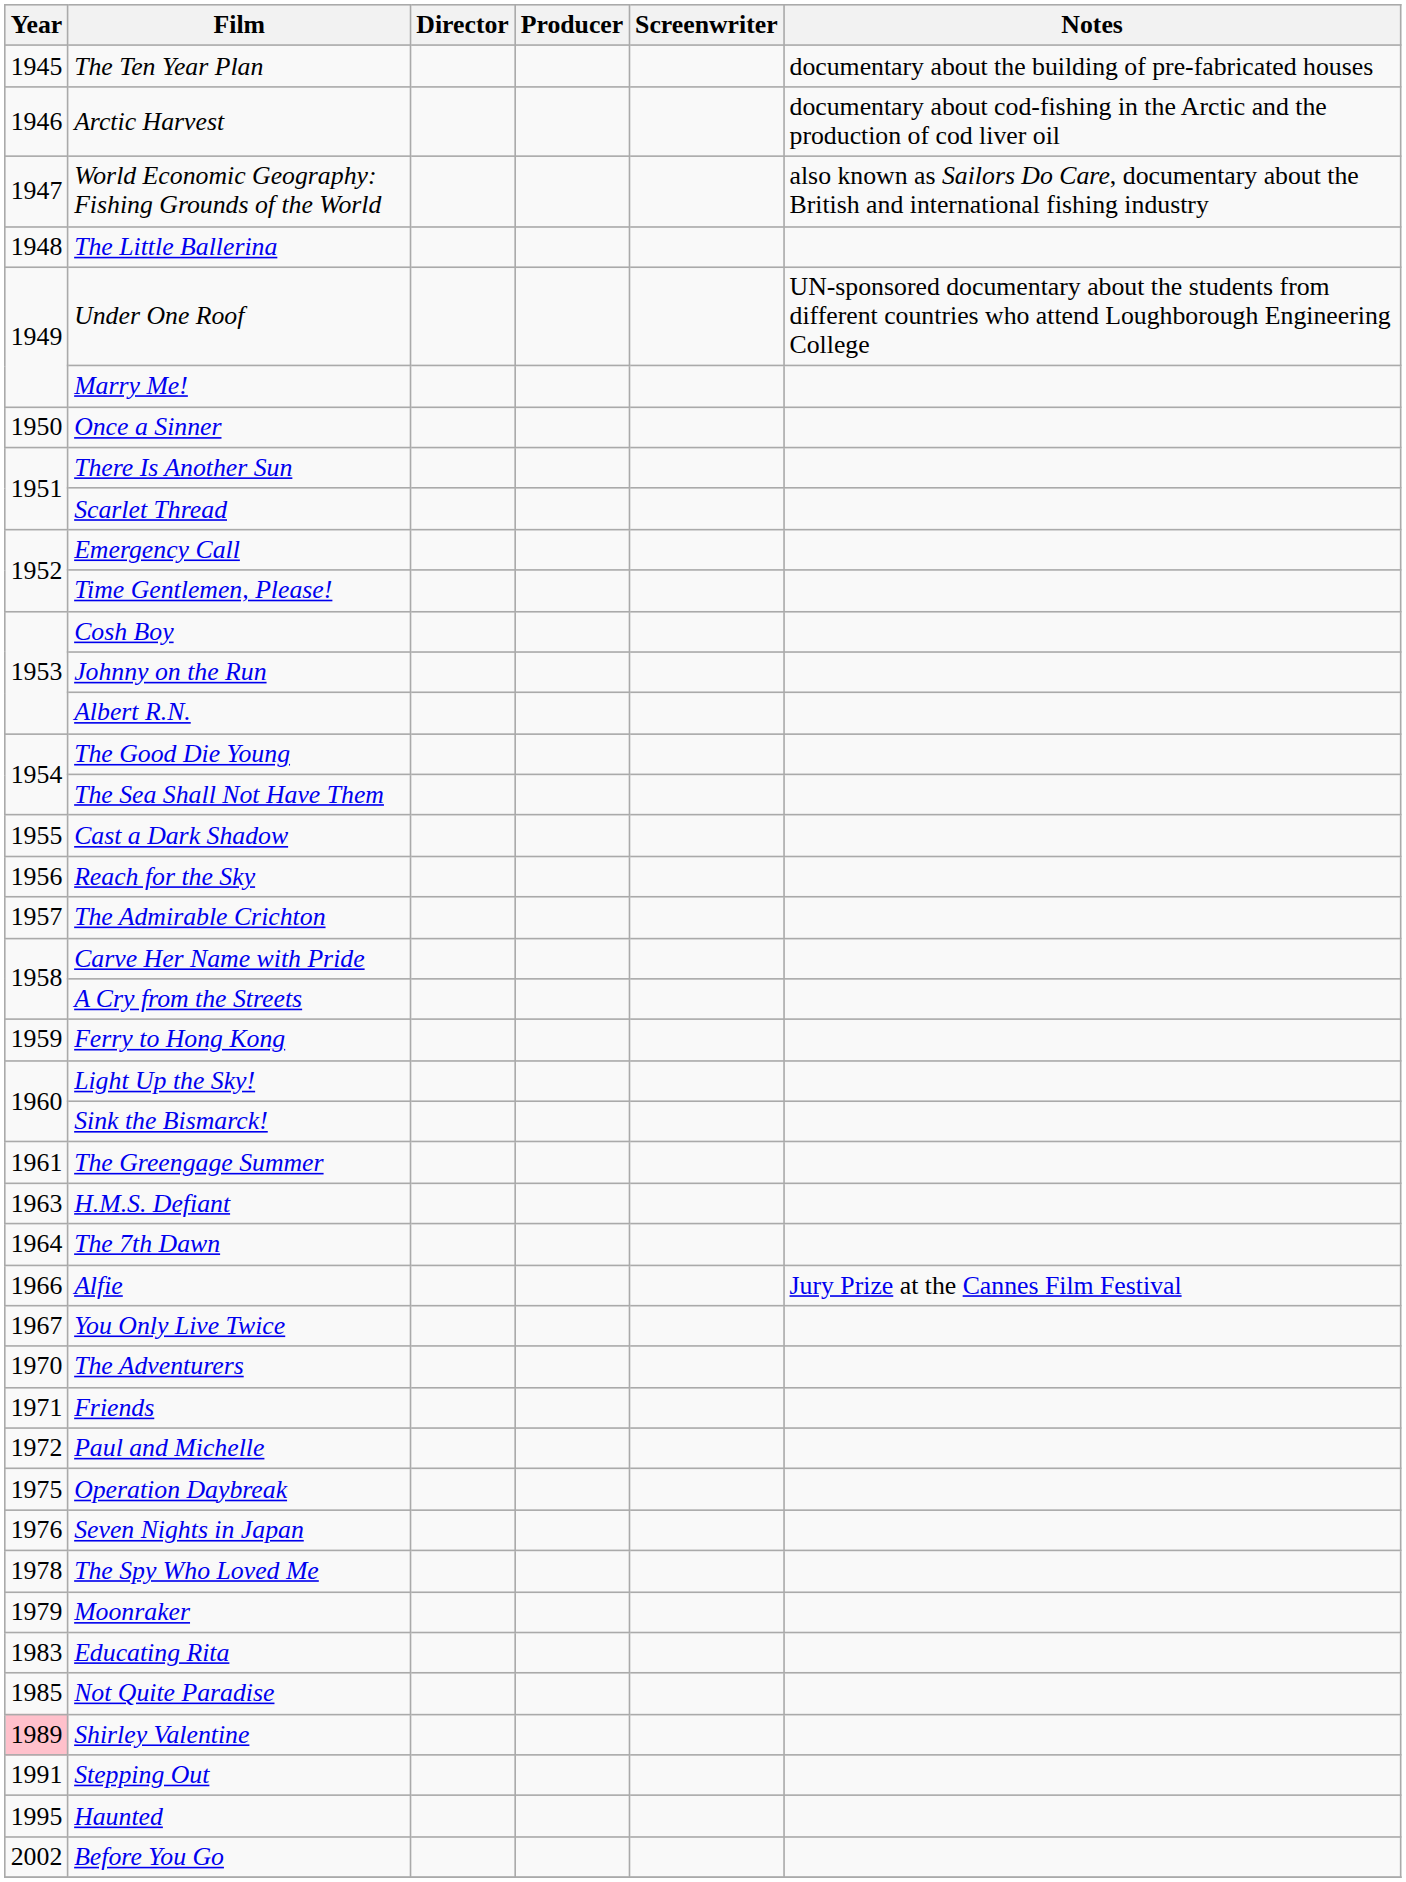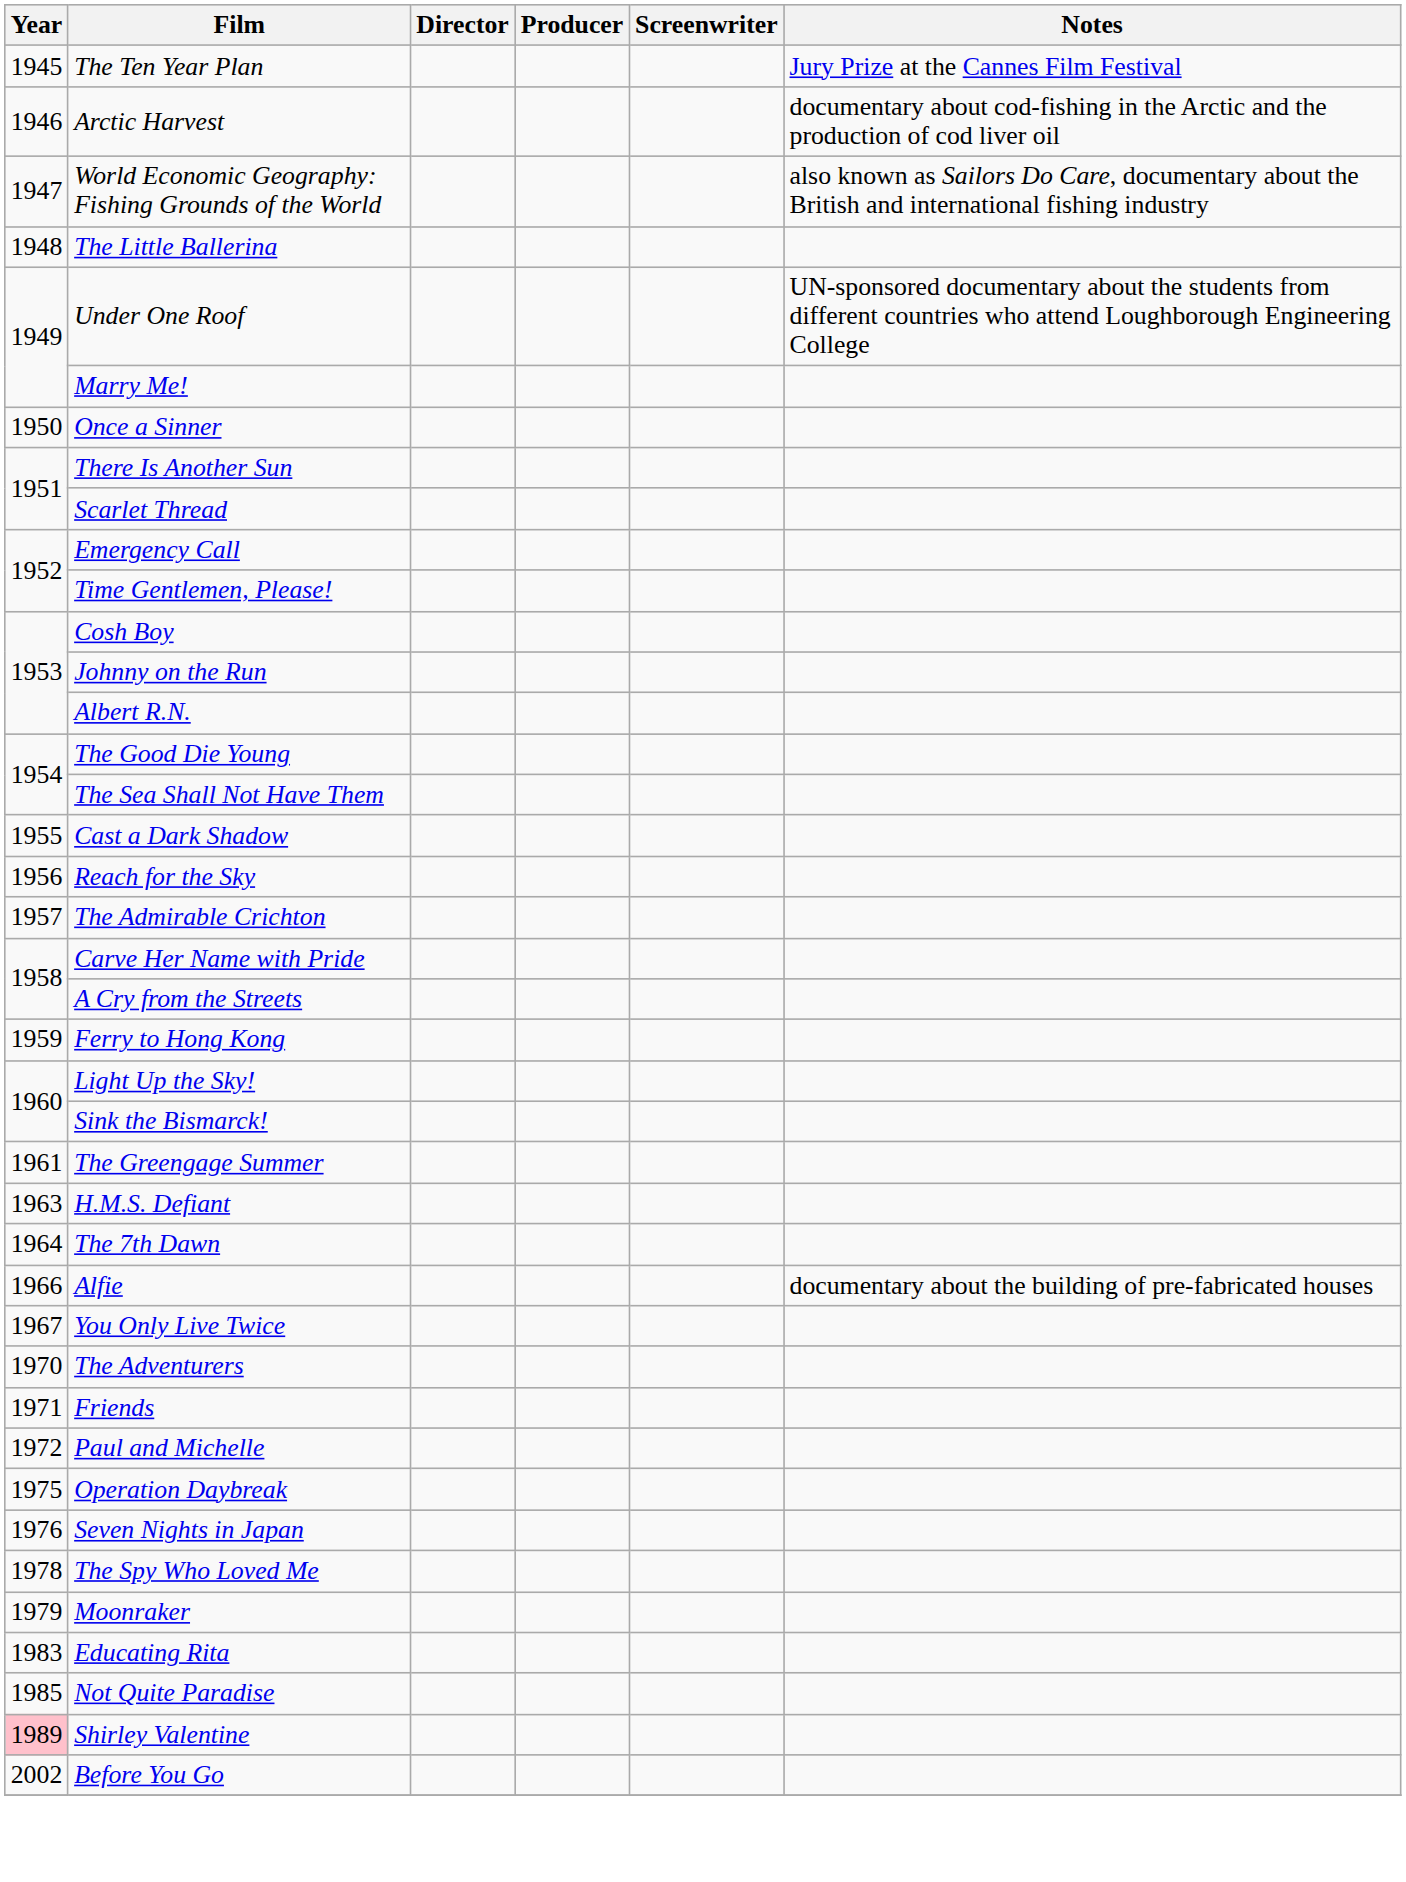(1081, 65) documentary about the building of pre-fabricated houses -> (986, 65) Jury Prize at the Cannes Film Festival
(986, 1284) Jury Prize at the Cannes Film Festival -> (1081, 1284) documentary about the building of pre-fabricated houses
- row: (142, 1774)
- row: (118, 1815)
